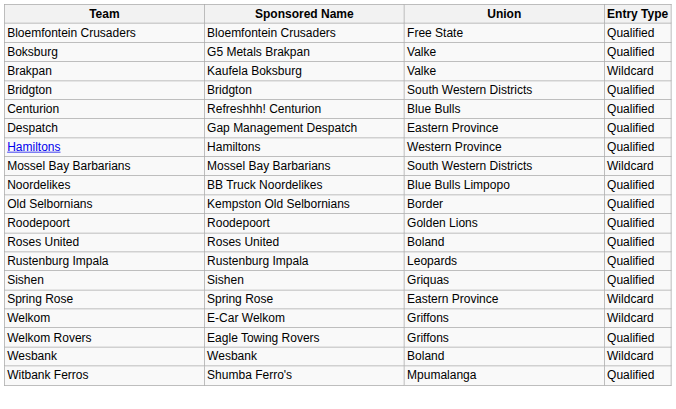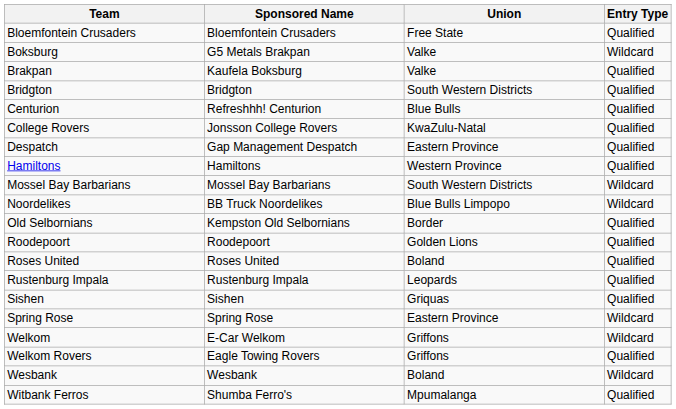(631, 52) Qualified -> (630, 52) Wildcard
(630, 71) Wildcard -> (631, 71) Qualified
+ row: (48, 128)
(631, 185) Qualified -> (630, 204) Wildcard
